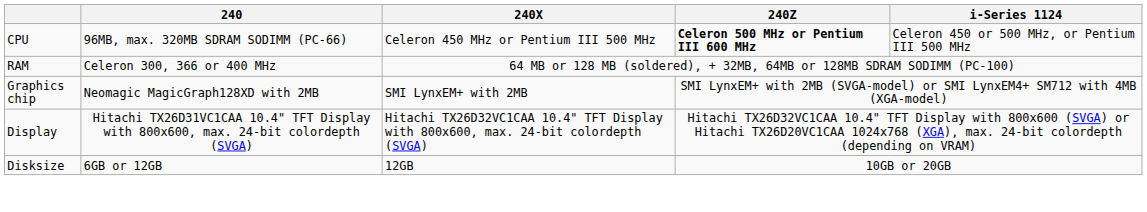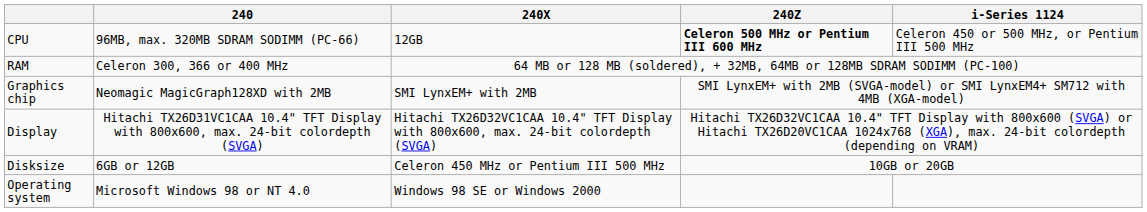(520, 40) Celeron 450 MHz or Pentium III 500 MHz -> (409, 40) 12GB
(399, 165) 12GB -> (530, 165) Celeron 450 MHz or Pentium III 500 MHz
+ row: (39, 191)
